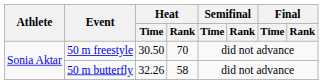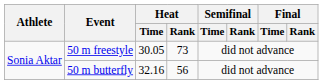(151, 51) 30.50 -> (151, 51) 30.05
(182, 51) 70 -> (182, 51) 73
(151, 70) 32.26 -> (151, 70) 32.16
(182, 70) 58 -> (182, 70) 56
